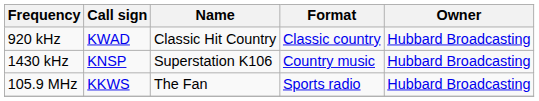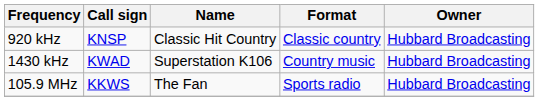(109, 38) KWAD -> (107, 38) KNSP
(107, 61) KNSP -> (109, 61) KWAD
